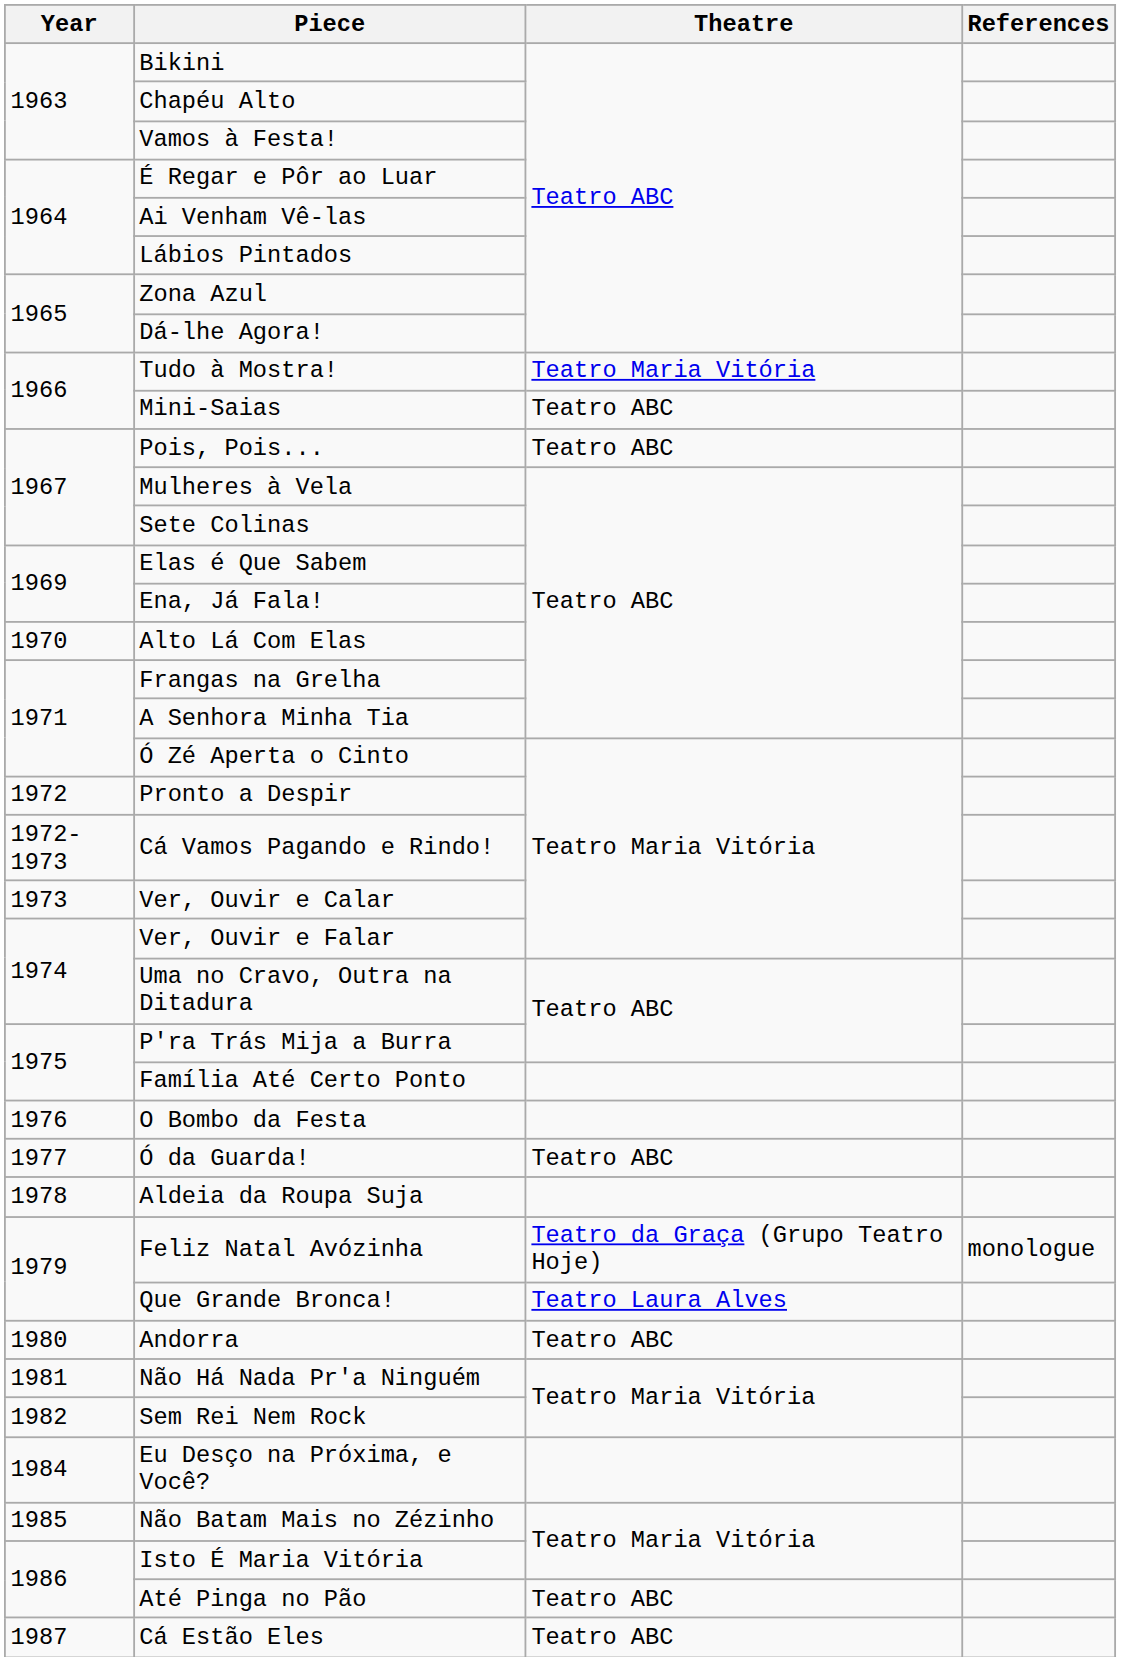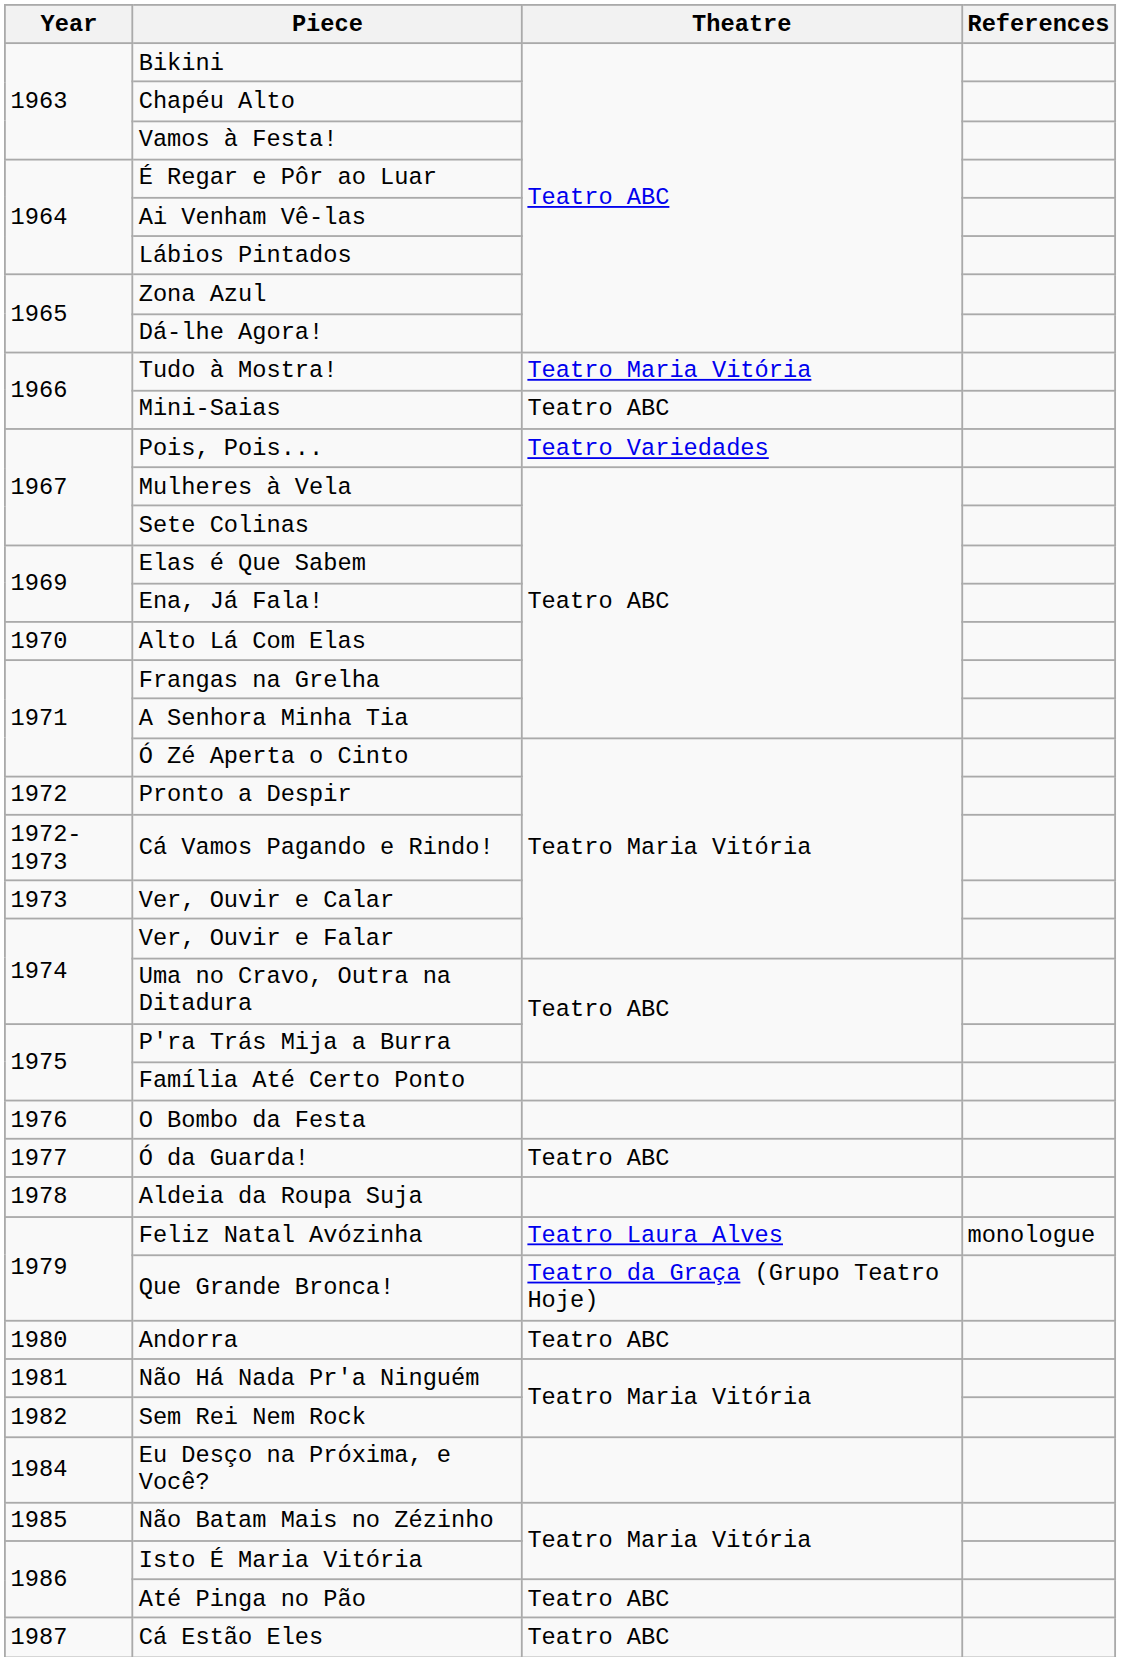(602, 448) Teatro ABC -> (648, 448) Teatro Variedades
(737, 1249) Teatro da Graça (Grupo Teatro Hoje) -> (655, 1236) Teatro Laura Alves
(659, 1301) Teatro Laura Alves -> (733, 1288) Teatro da Graça (Grupo Teatro Hoje)
